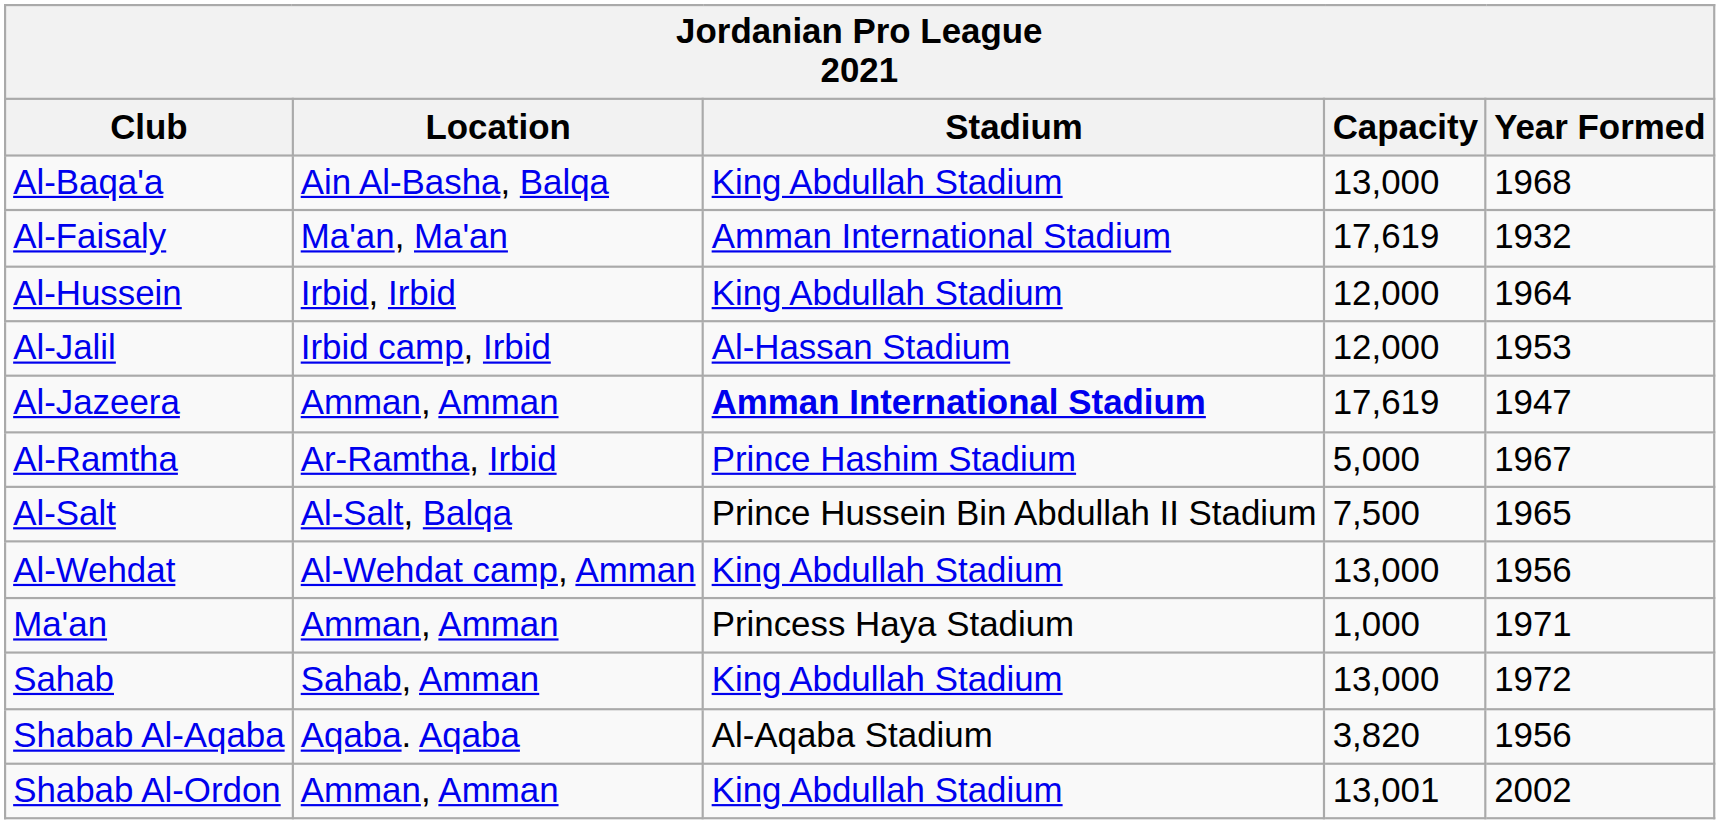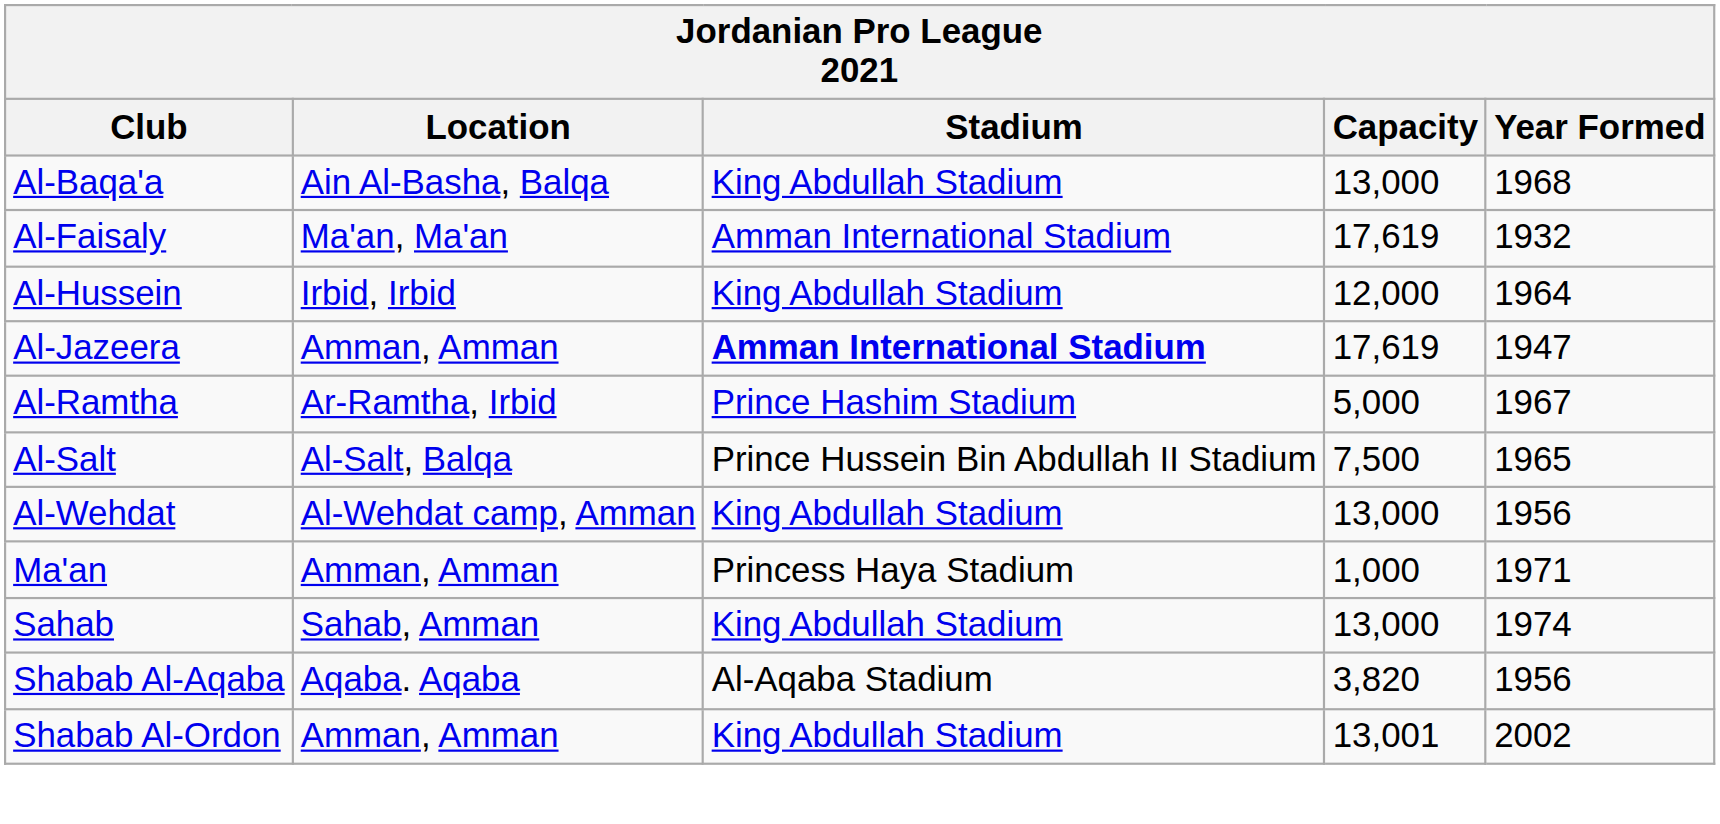- row: (64, 347)
(1533, 679) 1972 -> (1533, 624) 1974
